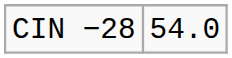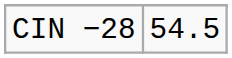(185, 29) 54.0 -> (185, 29) 54.5
